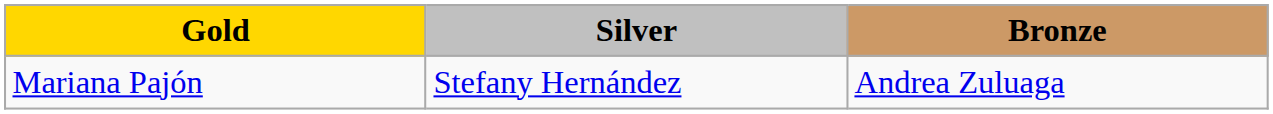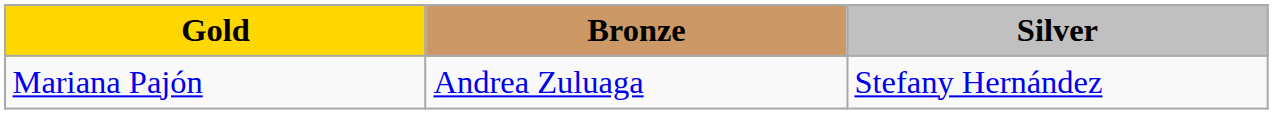columns swapped: (636, 30) <-> (1057, 30)
